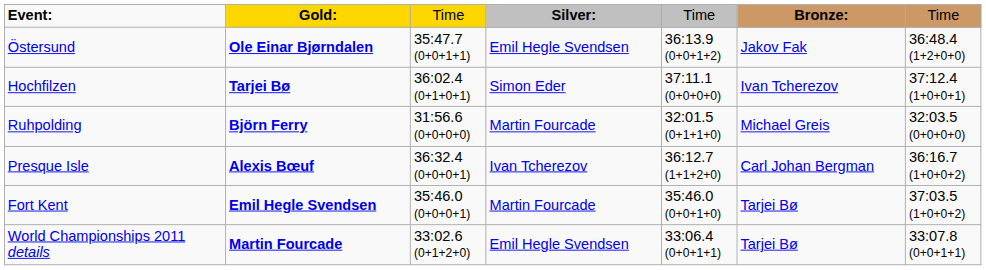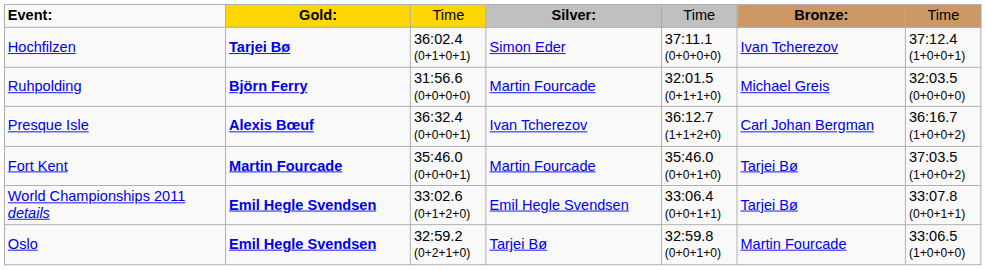- row: (41, 47)
(303, 205) Emil Hegle Svendsen -> (286, 165) Martin Fourcade
(286, 244) Martin Fourcade -> (303, 205) Emil Hegle Svendsen
+ row: (23, 244)
